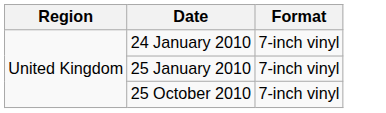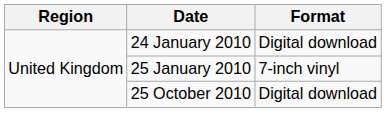(299, 42) 7-inch vinyl -> (318, 42) Digital download
(299, 94) 7-inch vinyl -> (318, 94) Digital download
